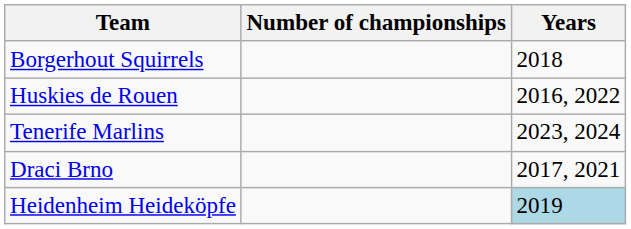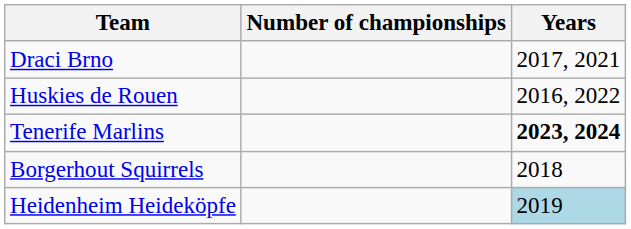rows swapped: (62, 168) <-> (107, 59)
(568, 132) normal -> (568, 132) bold
